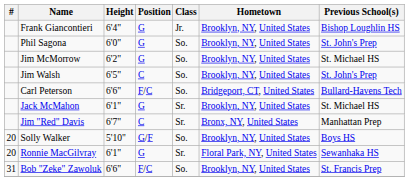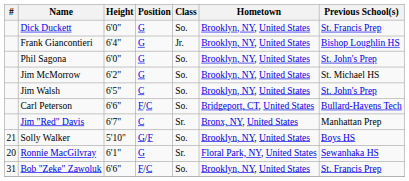+ row: (46, 28)
- row: (50, 106)
(11, 138) 20 -> (11, 138) 21
